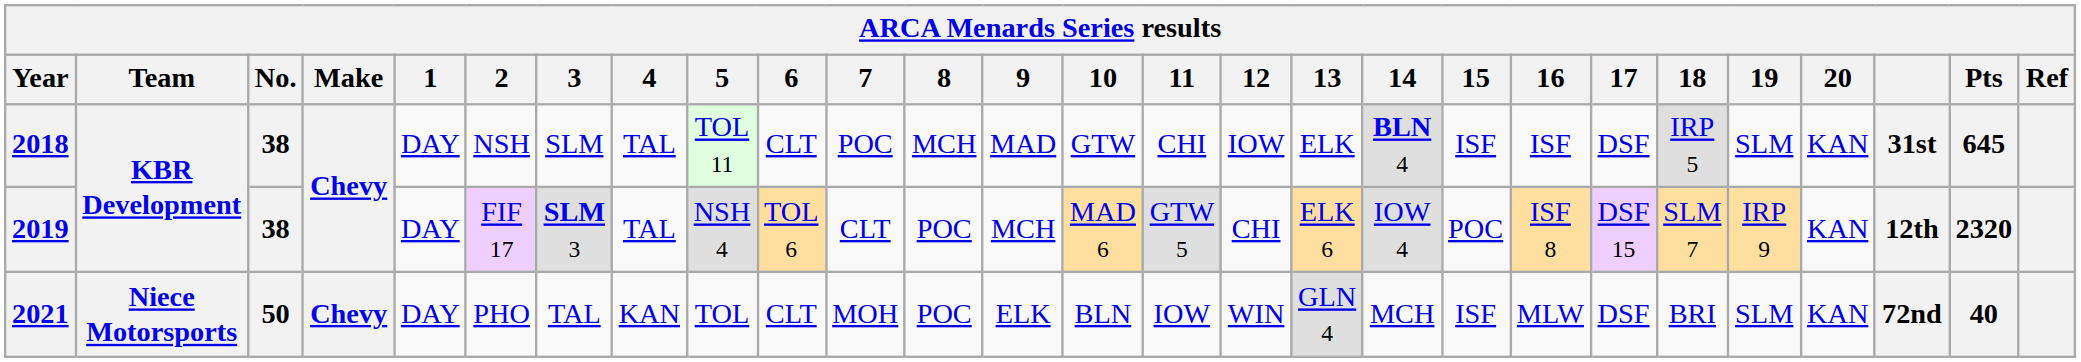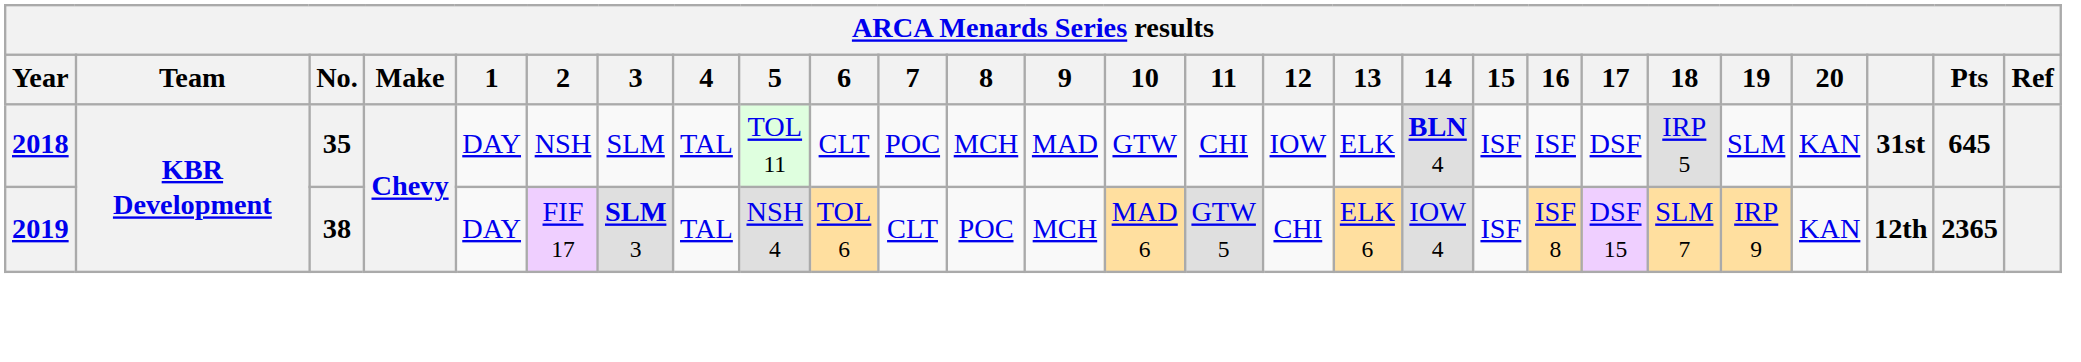(276, 144) 38 -> (337, 144) 35
(1476, 229) POC -> (1501, 229) ISF
(1984, 229) 2320 -> (1969, 229) 2365
- row: (40, 313)
